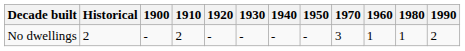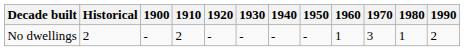columns swapped: (380, 14) <-> (348, 14)
